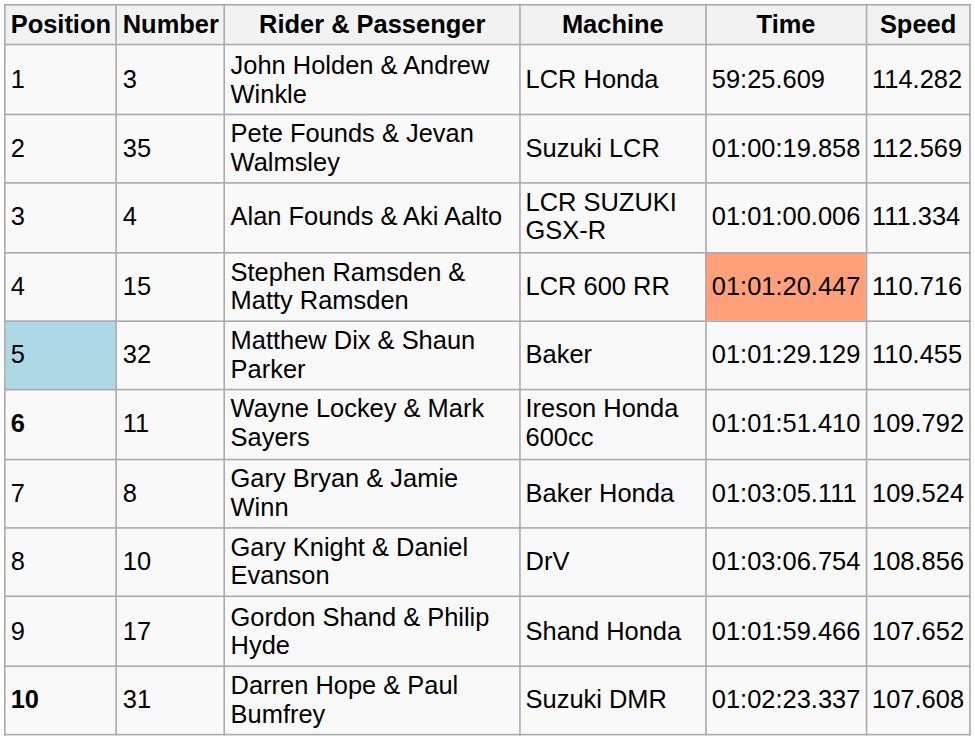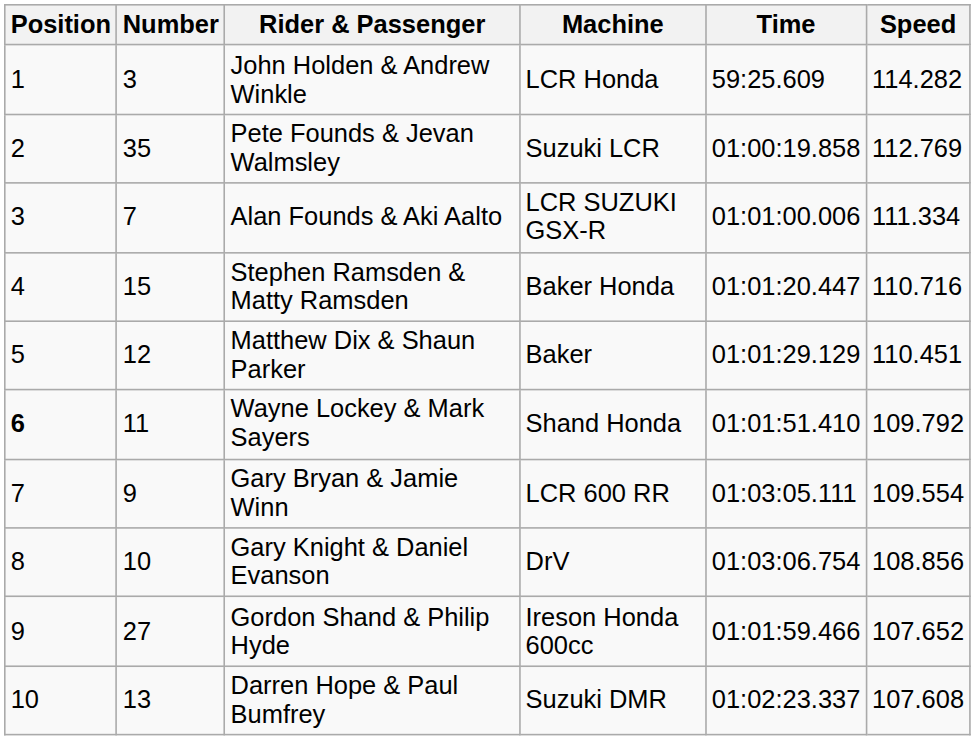(917, 148) 112.569 -> (917, 148) 112.769
(130, 217) 4 -> (130, 217) 7
(598, 286) LCR 600 RR -> (600, 286) Baker Honda
(786, 286) lightsalmon background -> (786, 286) no background
(18, 355) lightblue background -> (18, 355) no background
(137, 355) 32 -> (137, 355) 12
(917, 355) 110.455 -> (917, 355) 110.451
(602, 424) Ireson Honda 600cc -> (603, 424) Shand Honda
(130, 493) 8 -> (130, 493) 9
(600, 493) Baker Honda -> (598, 493) LCR 600 RR
(918, 493) 109.524 -> (918, 493) 109.554
(137, 631) 17 -> (137, 631) 27
(603, 631) Shand Honda -> (602, 631) Ireson Honda 600cc
(25, 700) bold -> (25, 700) normal
(137, 700) 31 -> (137, 700) 13
